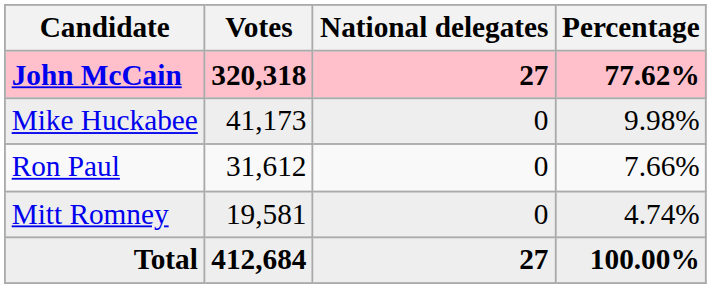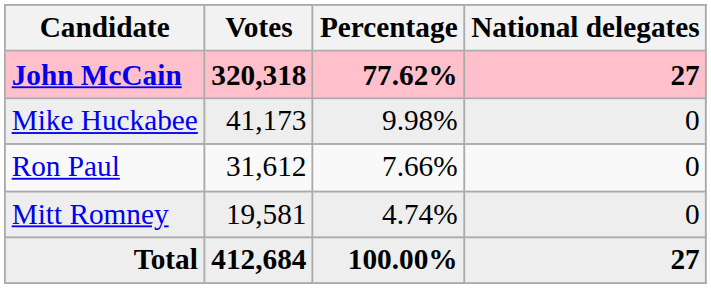columns swapped: (631, 27) <-> (434, 27)
